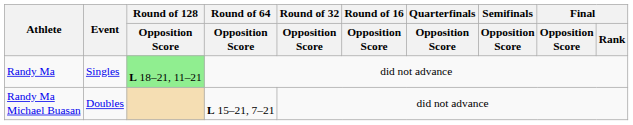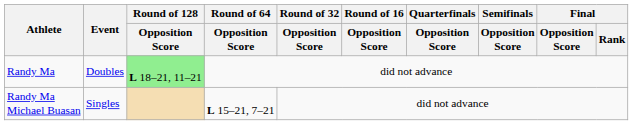(103, 71) Singles -> (105, 71) Doubles
(105, 104) Doubles -> (103, 104) Singles
